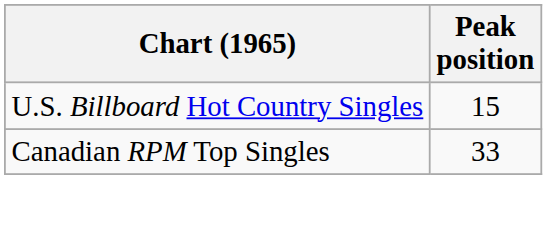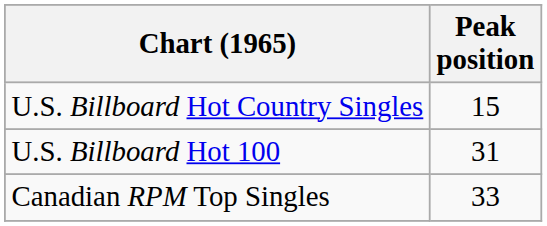+ row: (146, 151)
